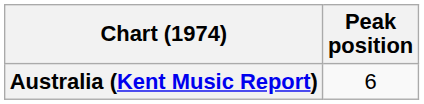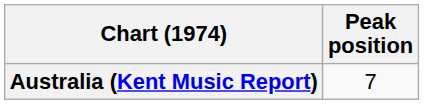(371, 81) 6 -> (371, 81) 7
